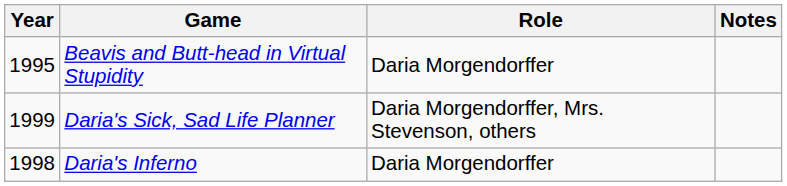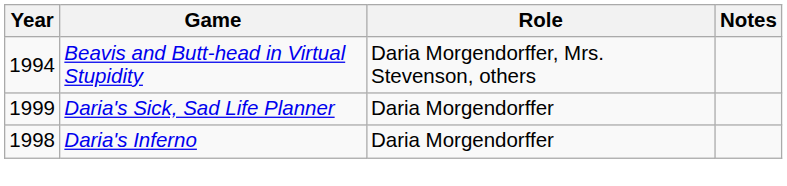(32, 64) 1995 -> (32, 64) 1994
(462, 64) Daria Morgendorffer -> (487, 64) Daria Morgendorffer, Mrs. Stevenson, others
(487, 120) Daria Morgendorffer, Mrs. Stevenson, others -> (462, 108) Daria Morgendorffer
